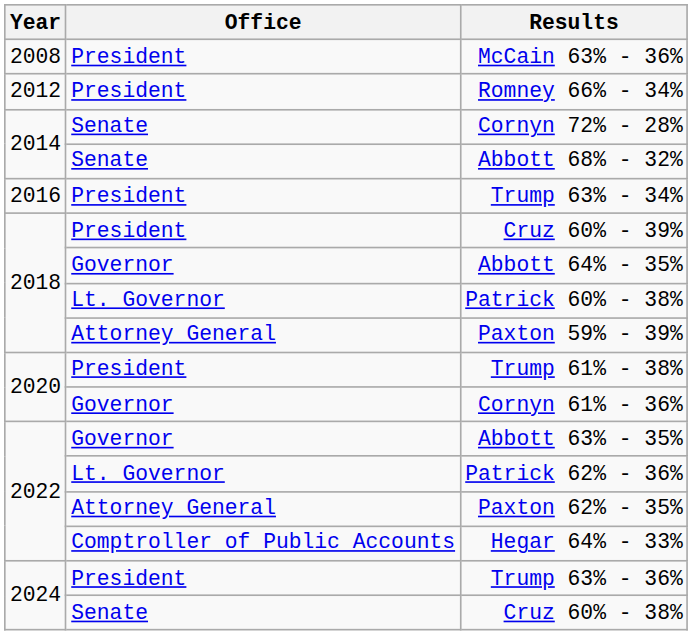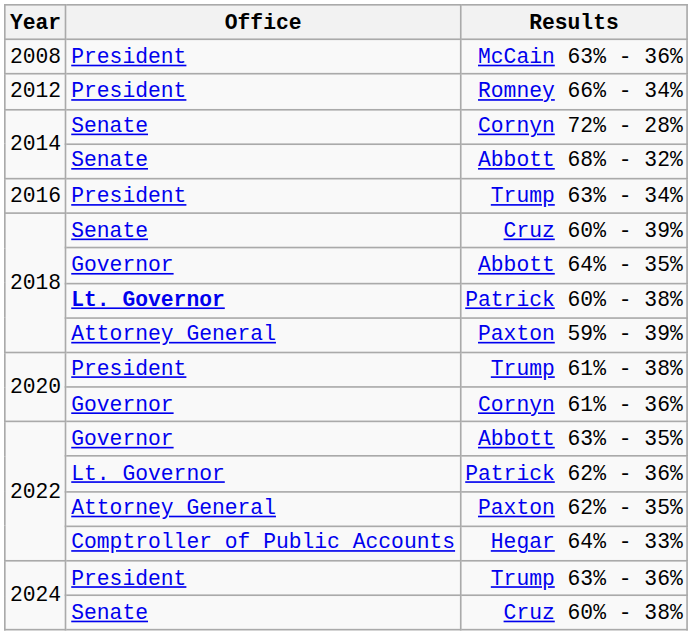(129, 231) President -> (110, 231) Senate
(148, 300) normal -> (148, 300) bold
